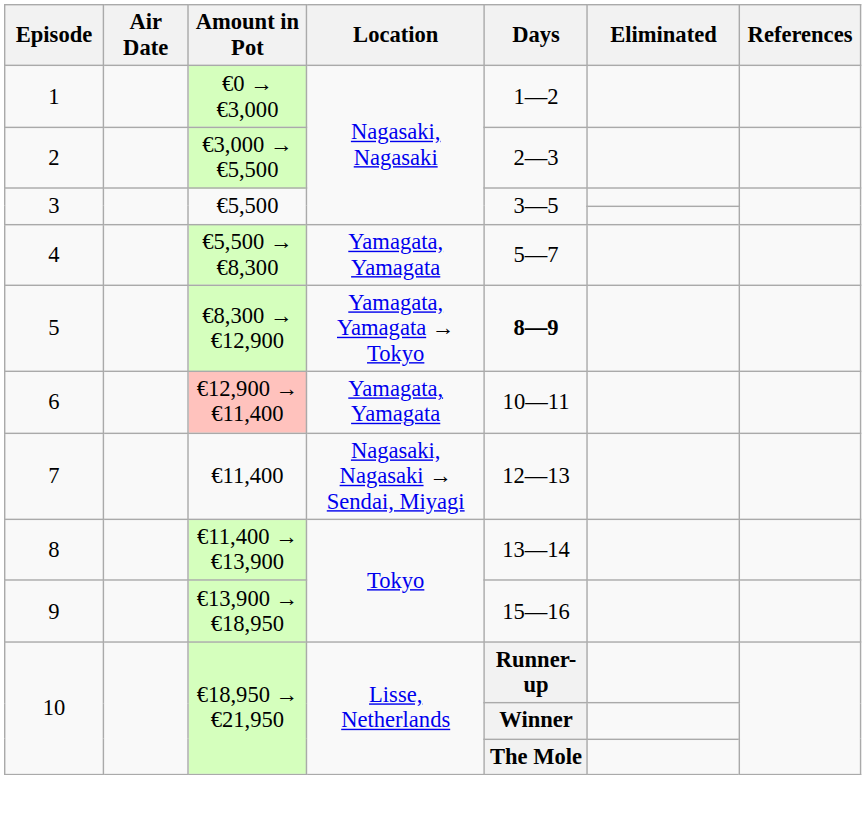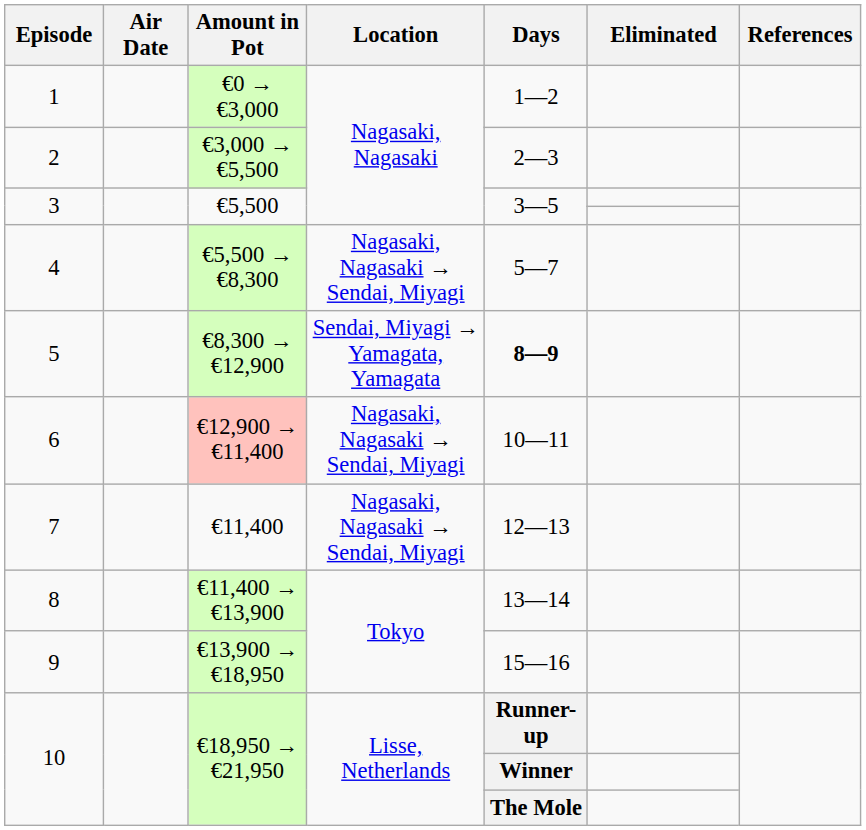(396, 254) Yamagata, Yamagata -> (396, 267) Nagasaki, Nagasaki → Sendai, Miyagi
(396, 328) Yamagata, Yamagata → Tokyo -> (396, 353) Sendai, Miyagi → Yamagata, Yamagata
(396, 402) Yamagata, Yamagata -> (396, 440) Nagasaki, Nagasaki → Sendai, Miyagi
